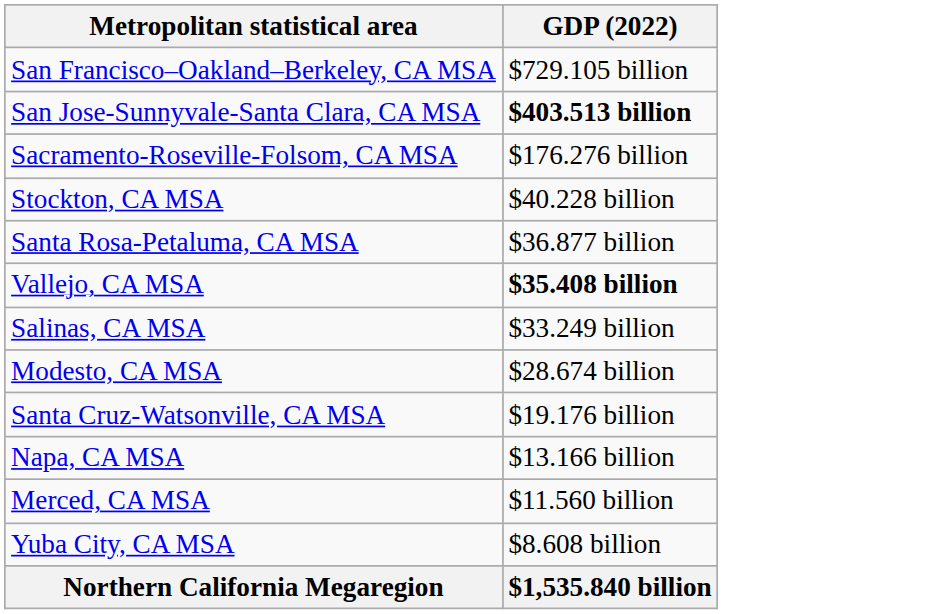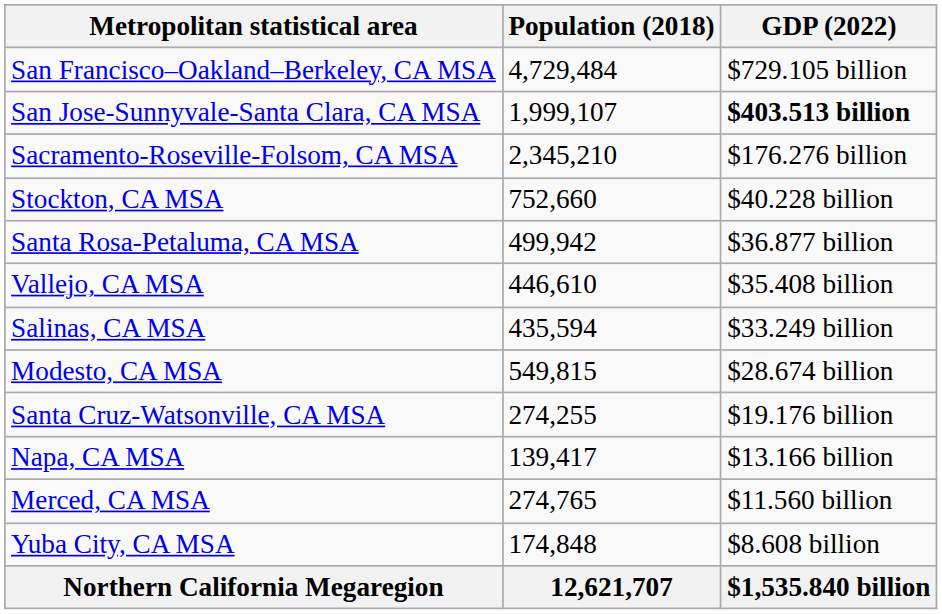+ column: (612, 26)
(593, 284) bold -> (810, 284) normal
